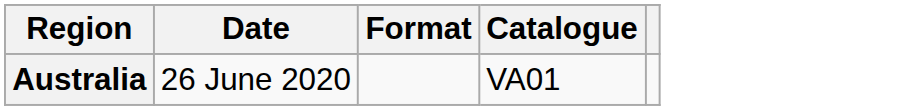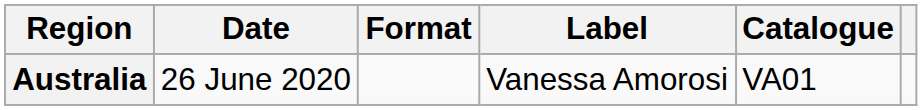+ column: (607, 29)
